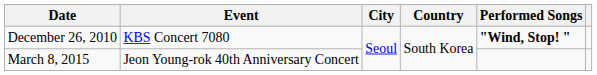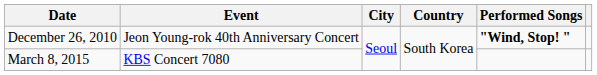(176, 37) KBS Concert 7080 -> (241, 37) Jeon Young-rok 40th Anniversary Concert
(241, 59) Jeon Young-rok 40th Anniversary Concert -> (176, 59) KBS Concert 7080
